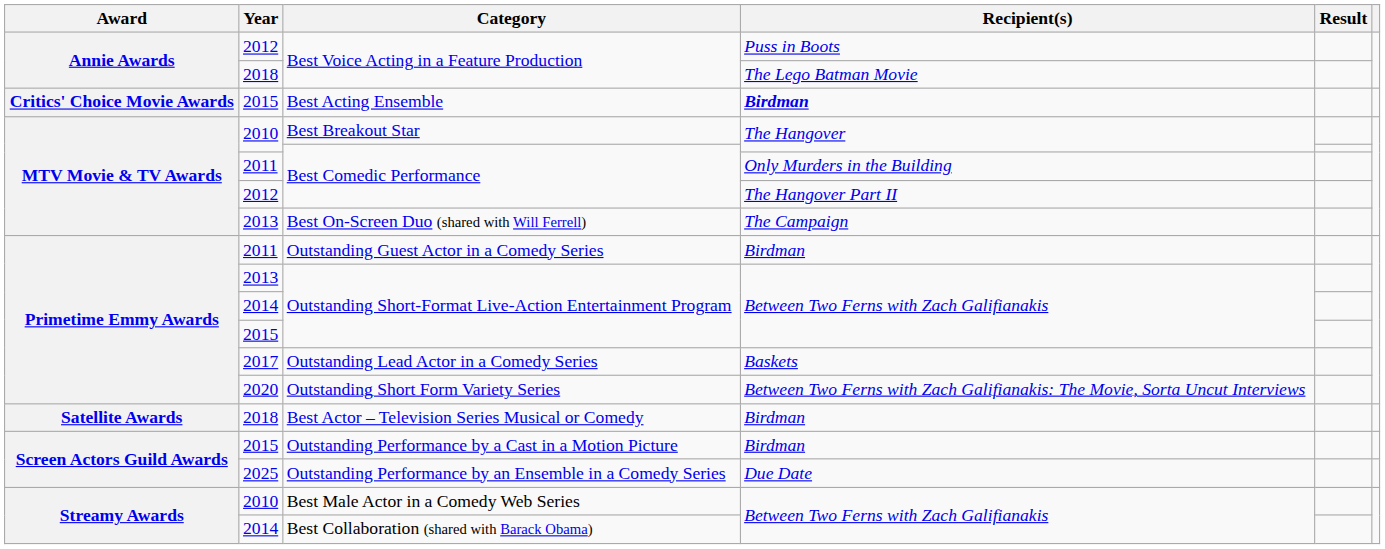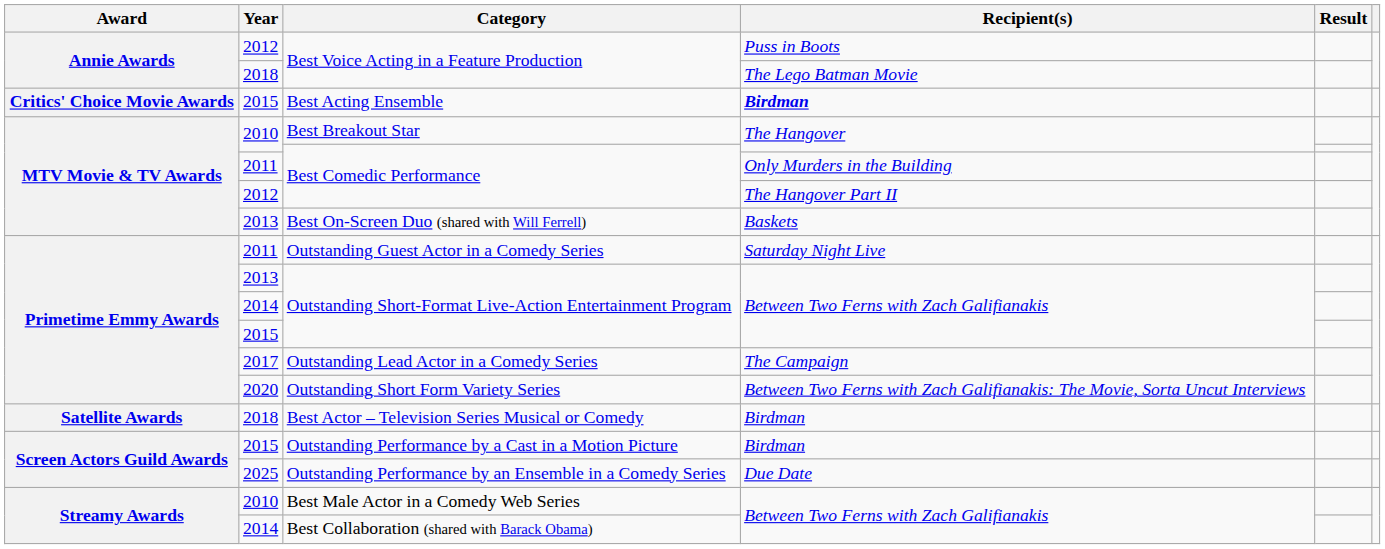(796, 221) The Campaign -> (771, 221) Baskets
(775, 249) Birdman -> (815, 249) Saturday Night Live
(771, 361) Baskets -> (796, 361) The Campaign
